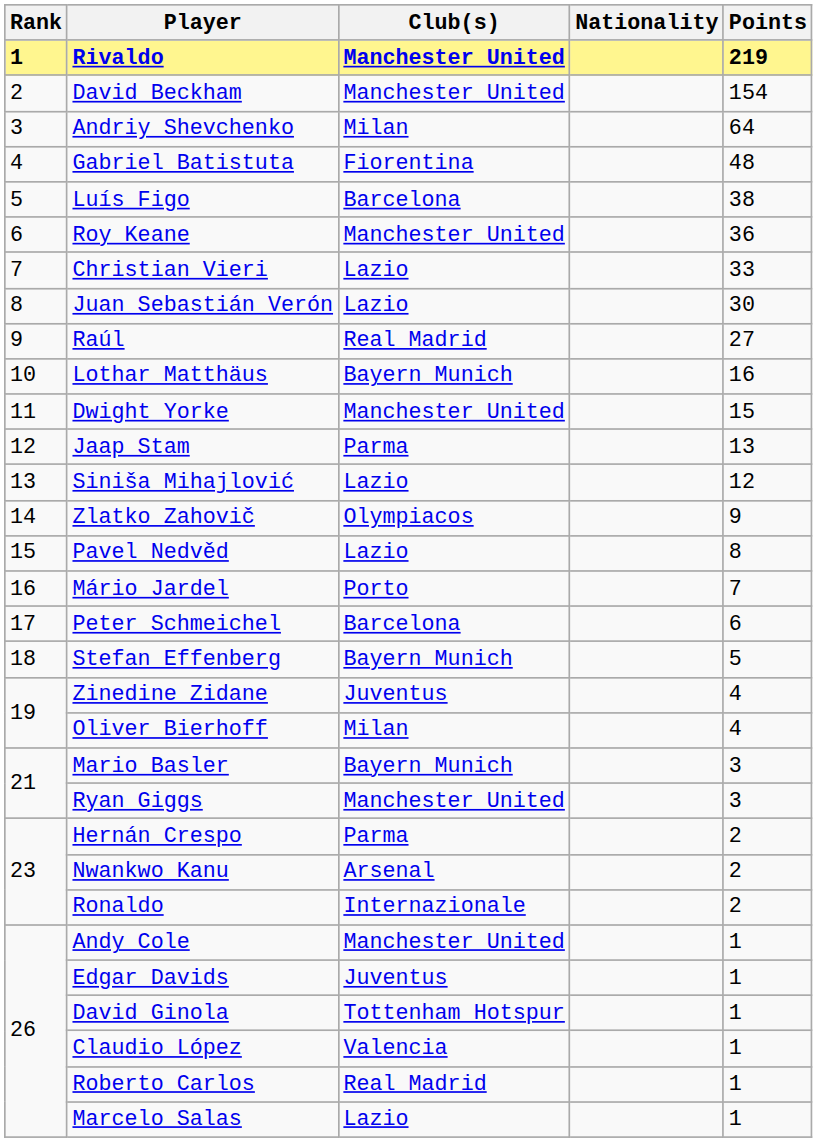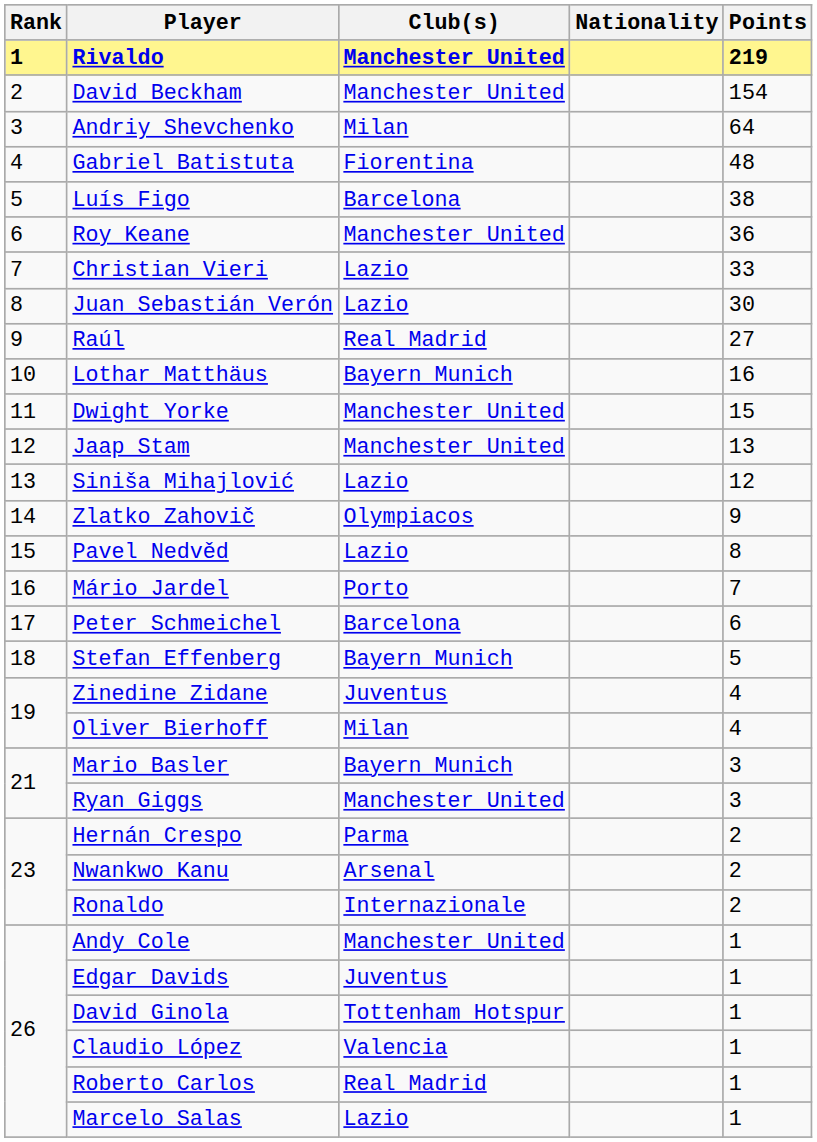(376, 447) Parma -> (454, 447) Manchester United
